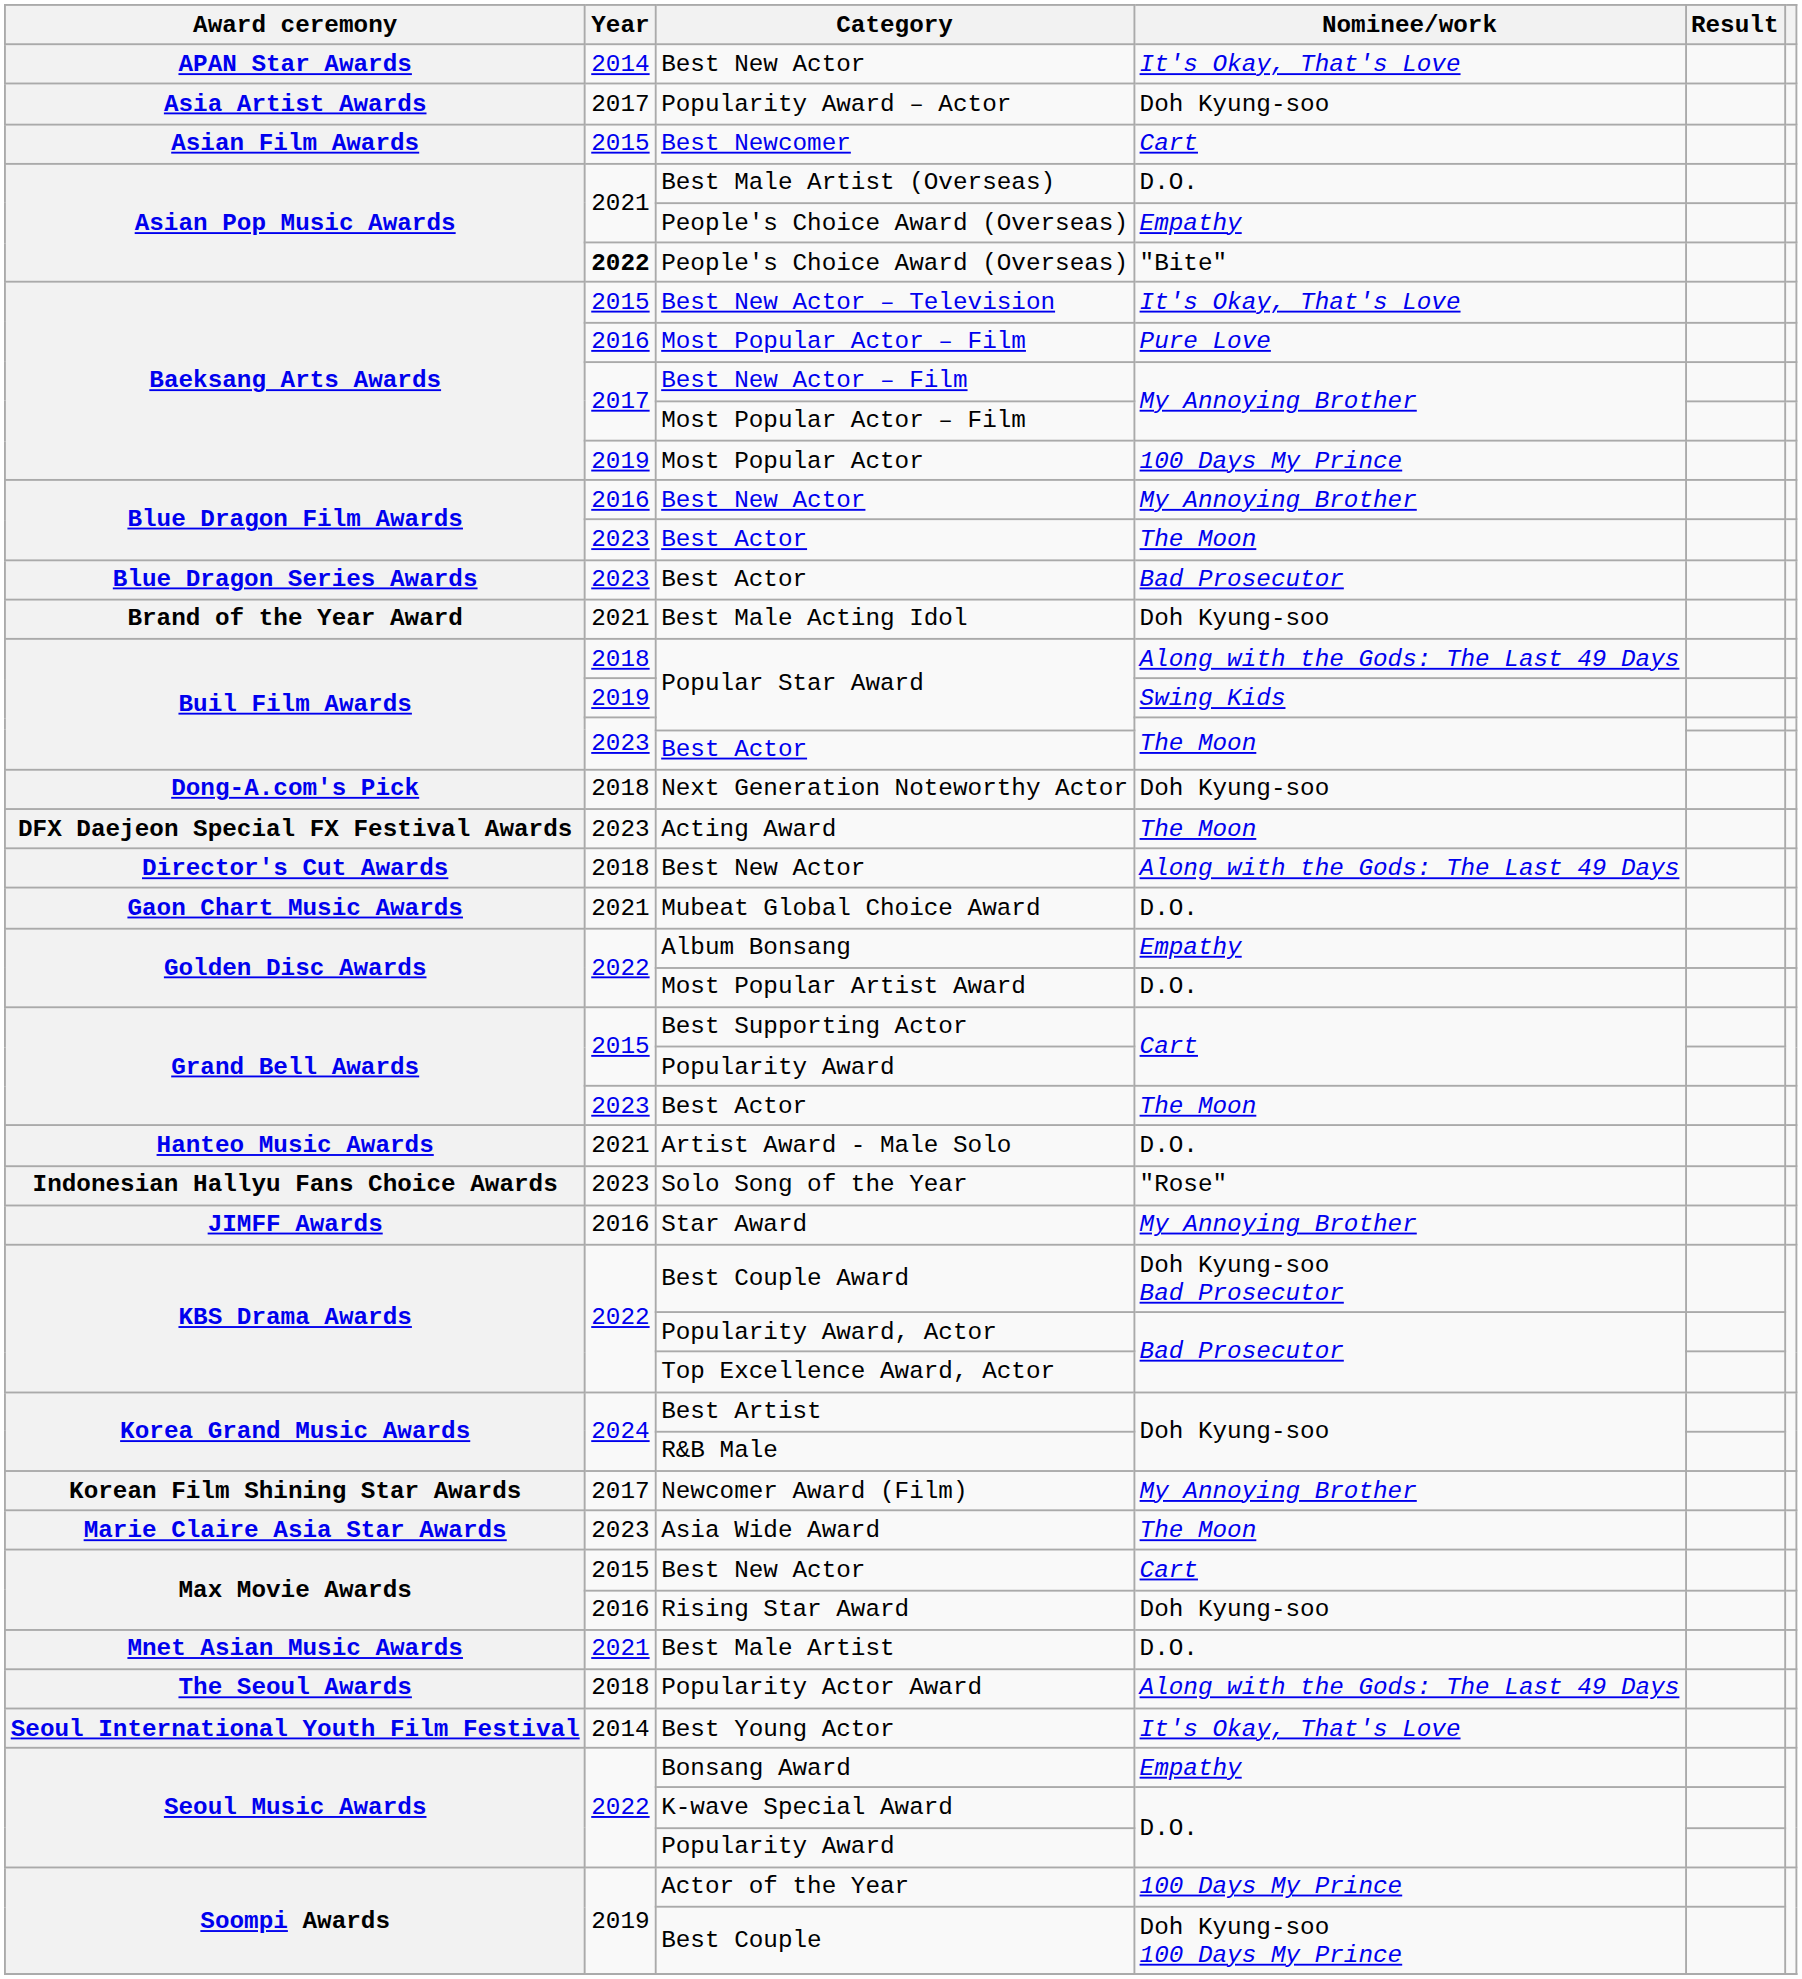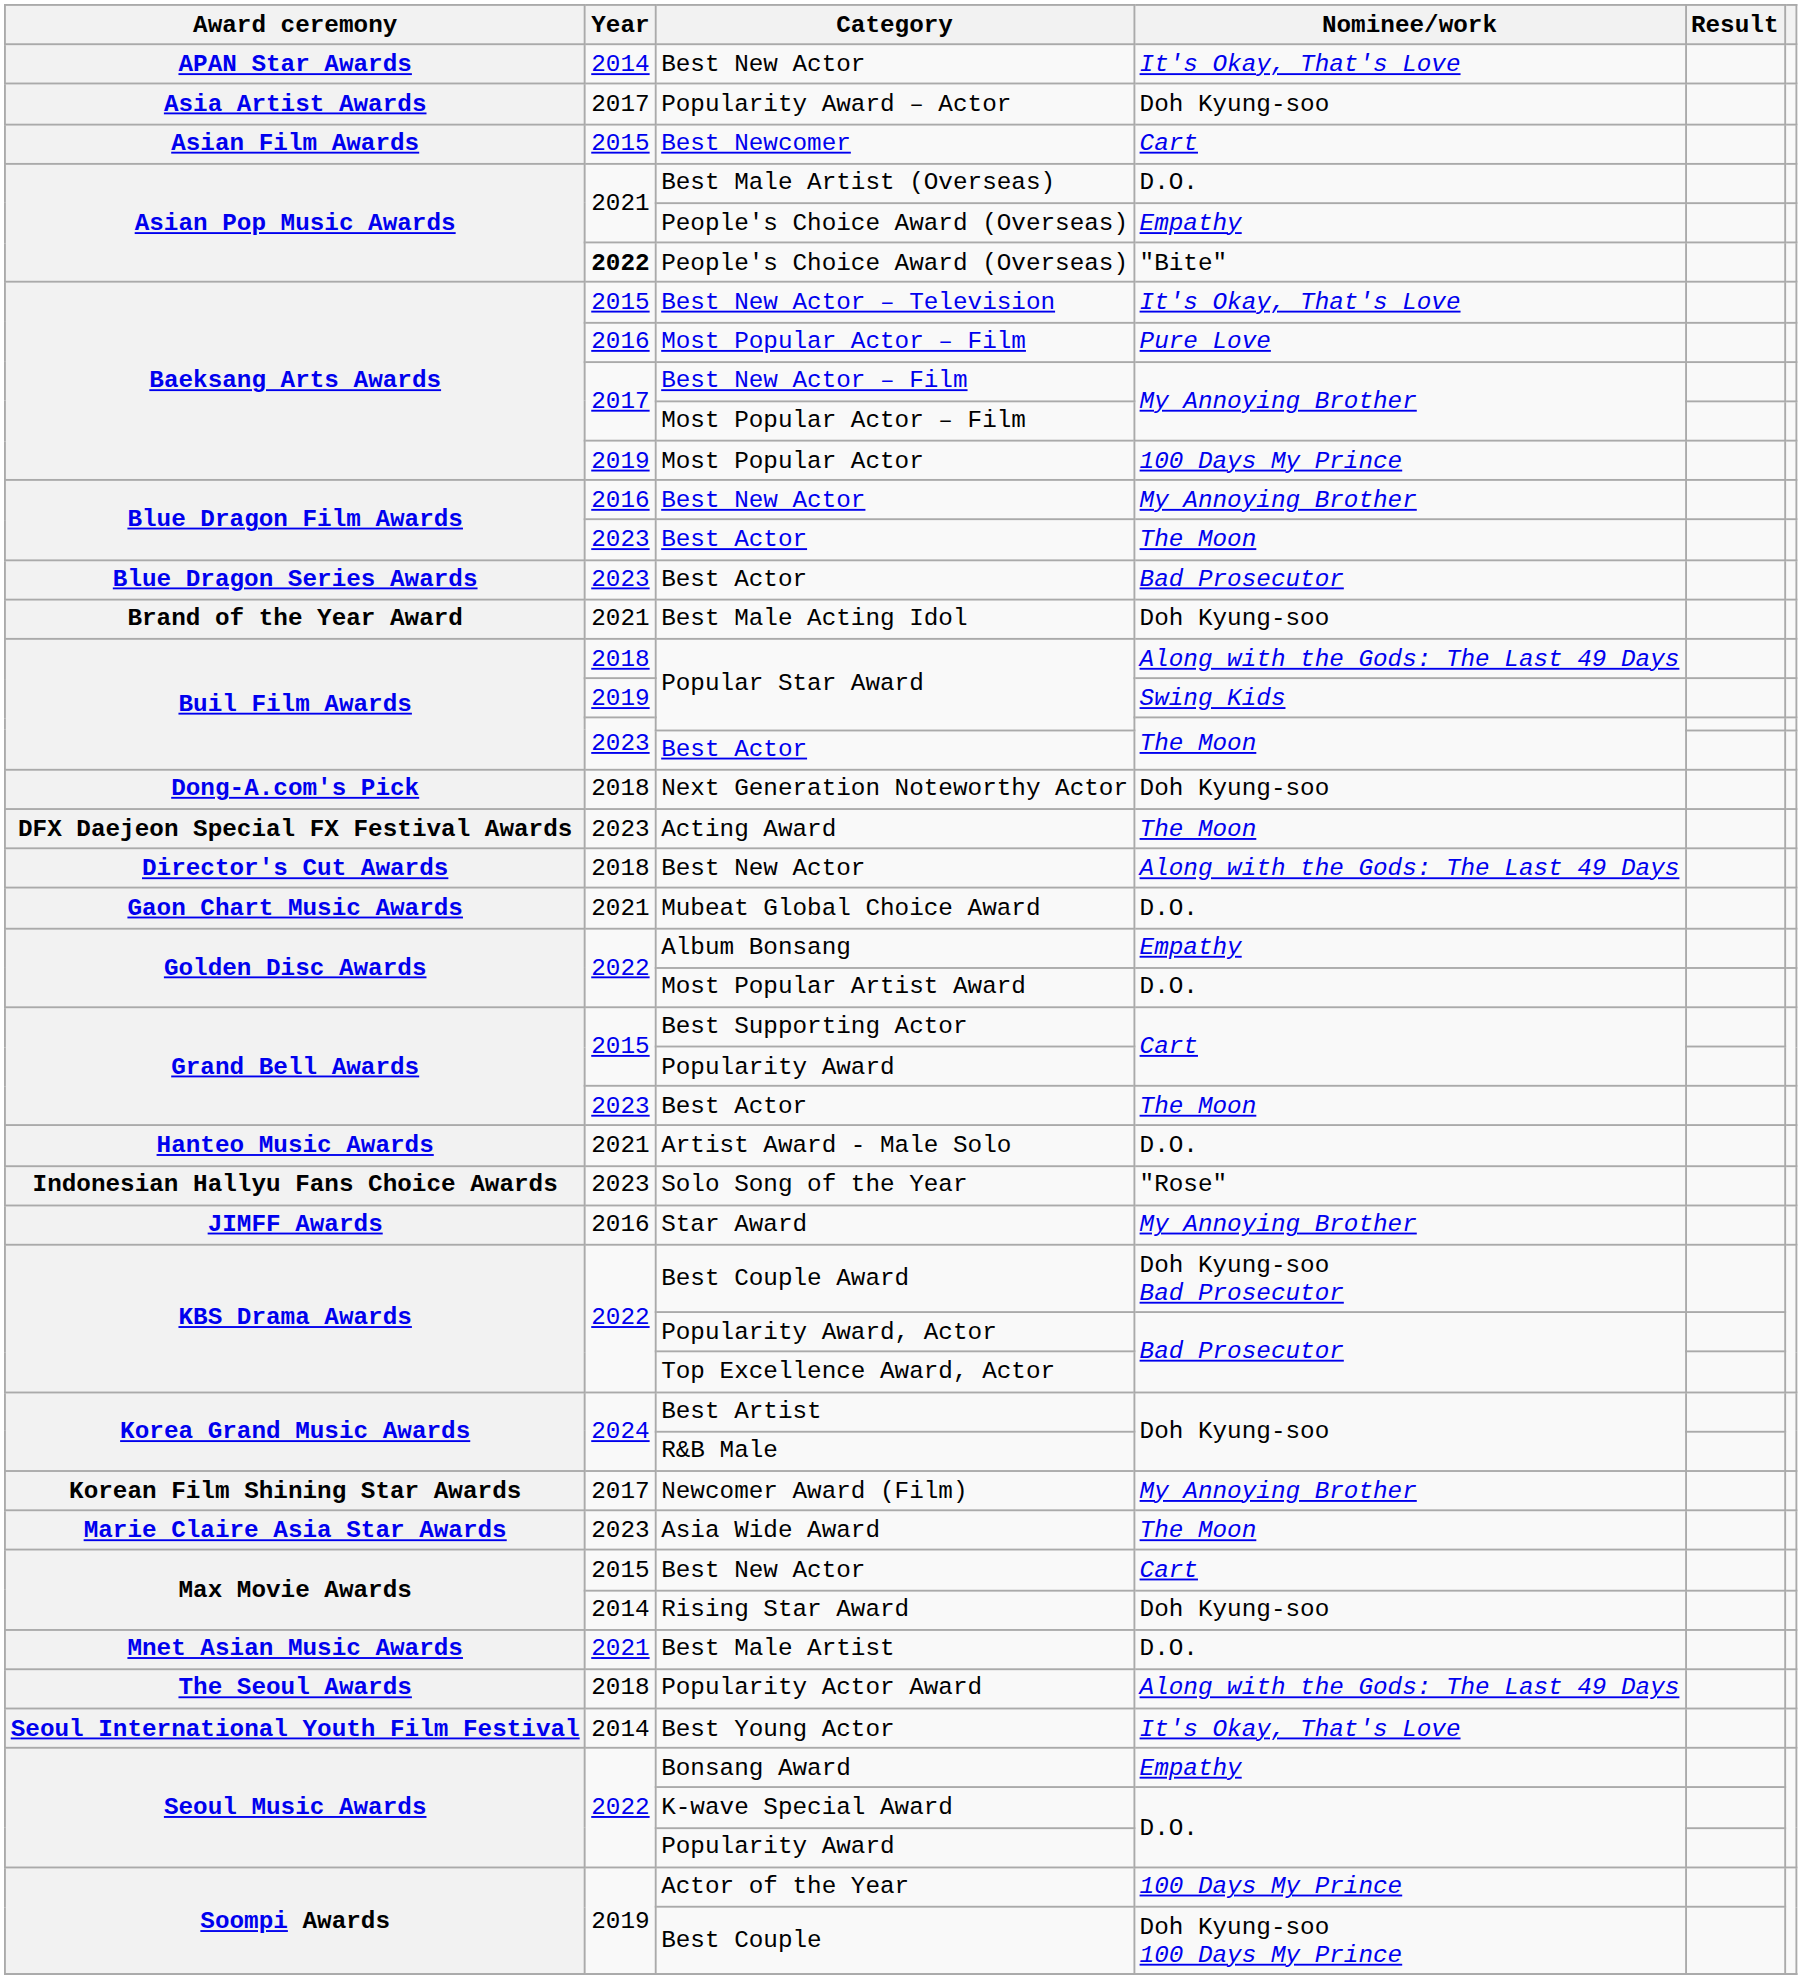(620, 1610) 2016 -> (620, 1610) 2014
